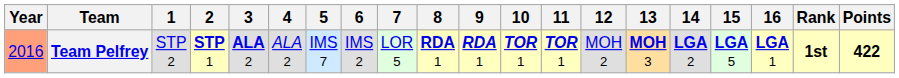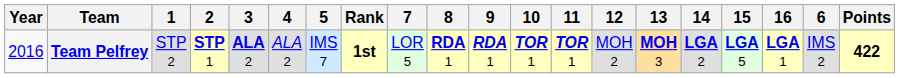columns swapped: (359, 17) <-> (816, 17)
(26, 51) lightsalmon background -> (26, 51) no background
